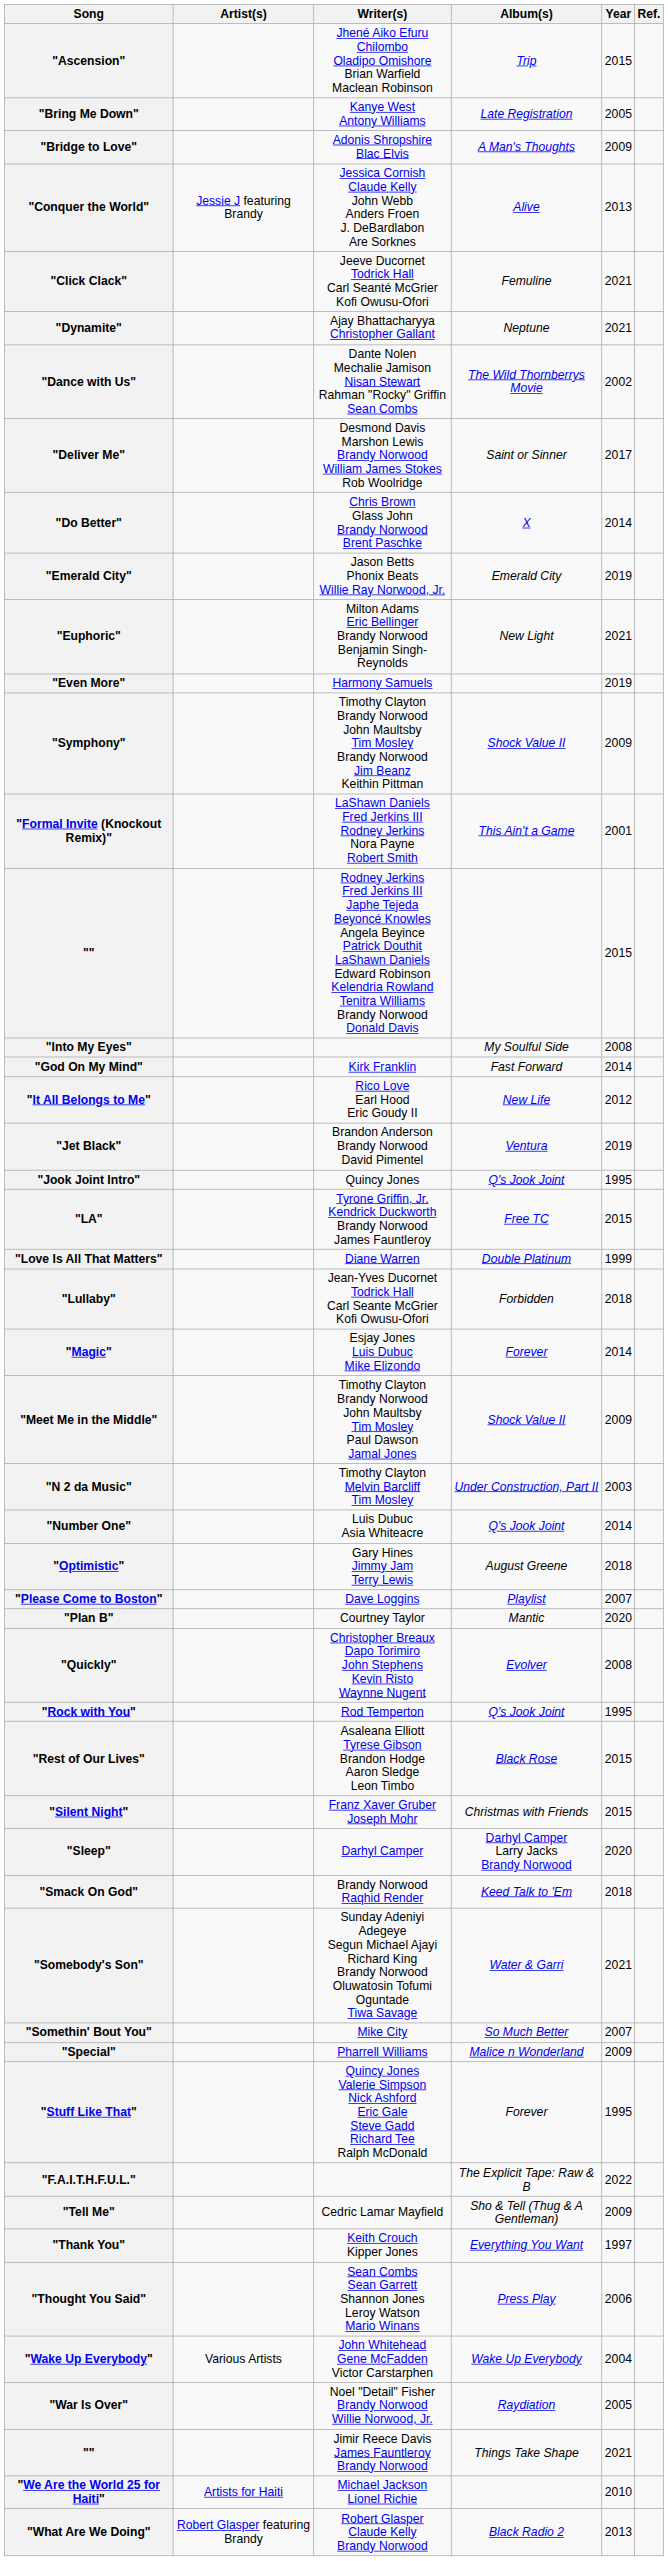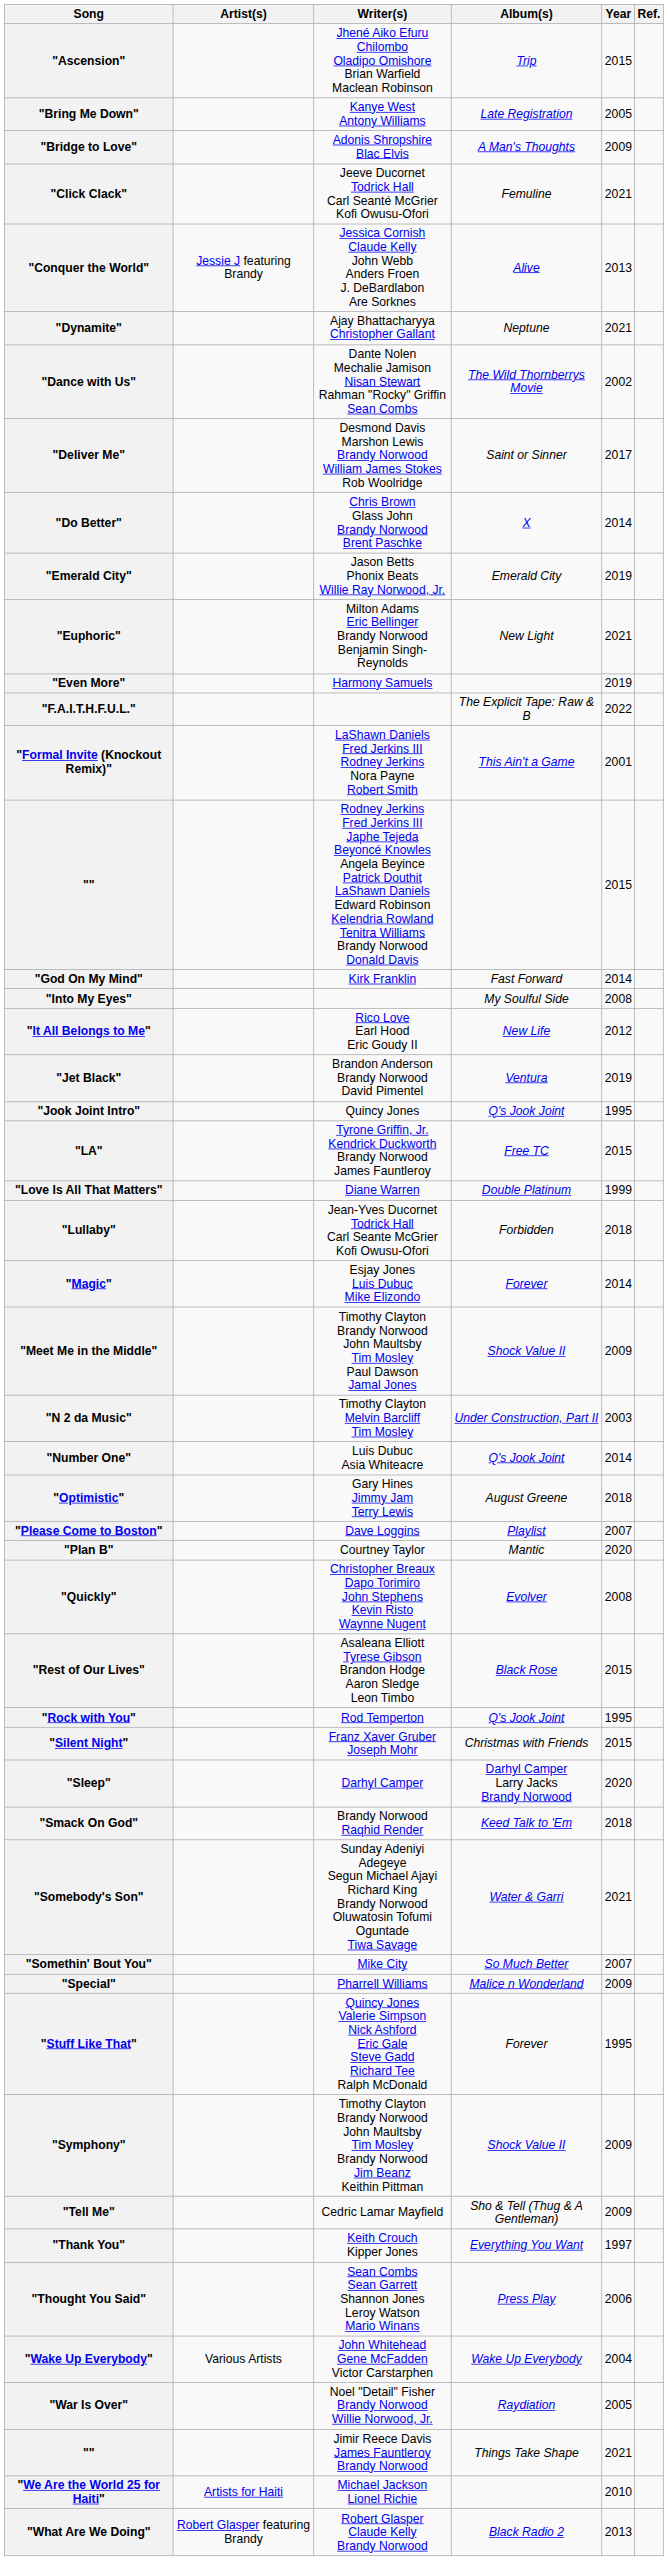rows swapped: (89, 281) <-> (89, 207)
rows swapped: (89, 2179) <-> (89, 743)
rows swapped: (89, 1067) <-> (89, 1047)
rows swapped: (89, 1758) <-> (89, 1711)
